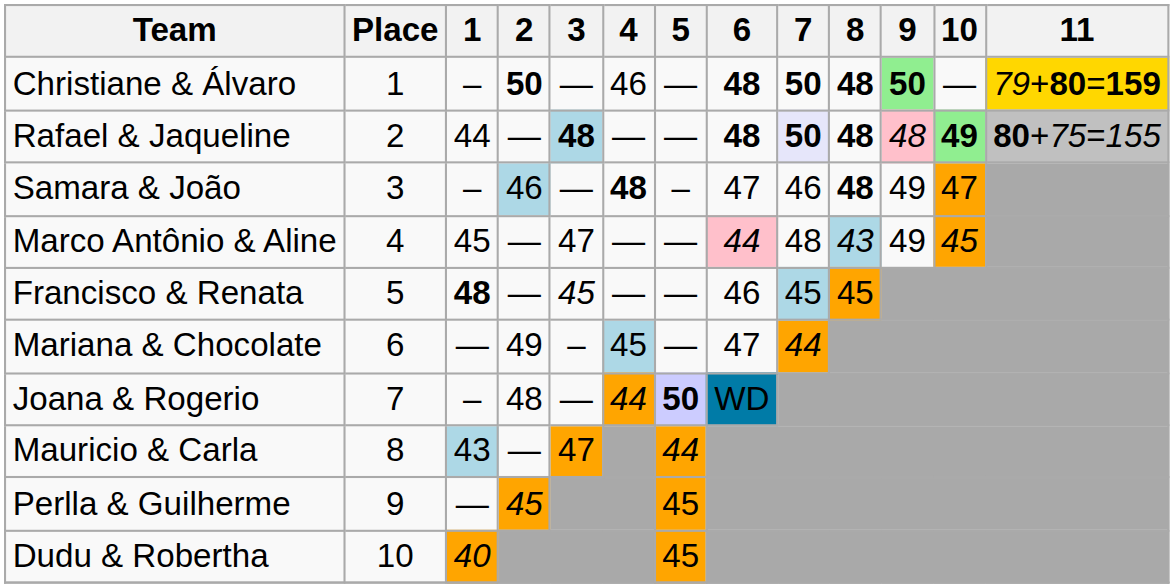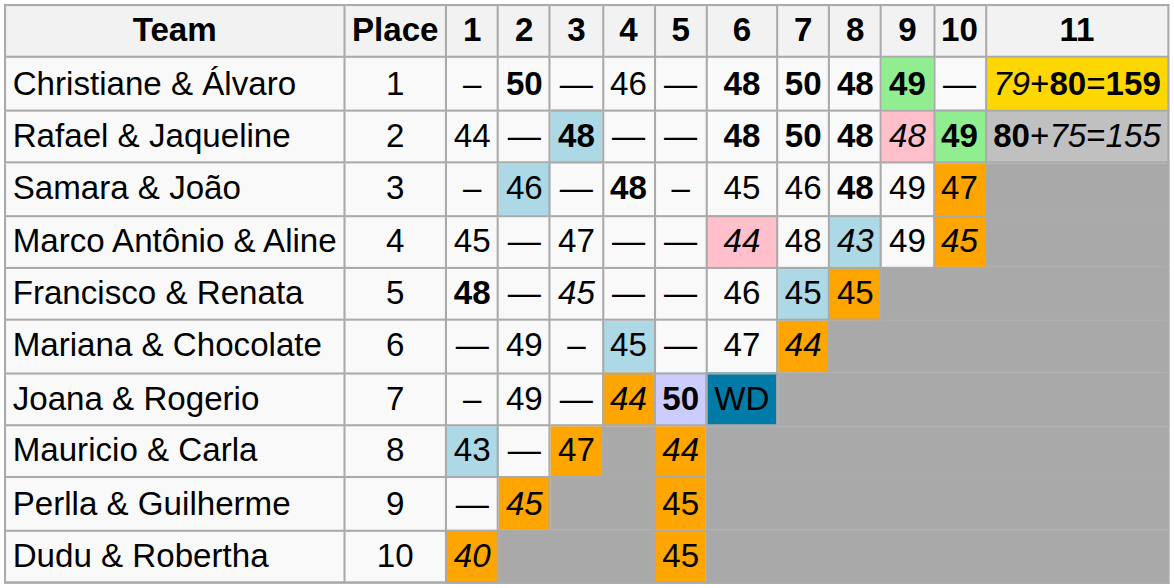(907, 83) 50 -> (907, 83) 49
(803, 135) lavender background -> (803, 135) no background
(742, 188) 47 -> (742, 188) 45
(524, 398) 48 -> (524, 398) 49
